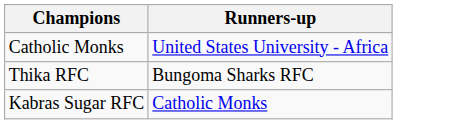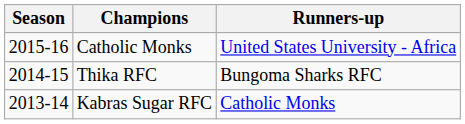+ column: (39, 18)
